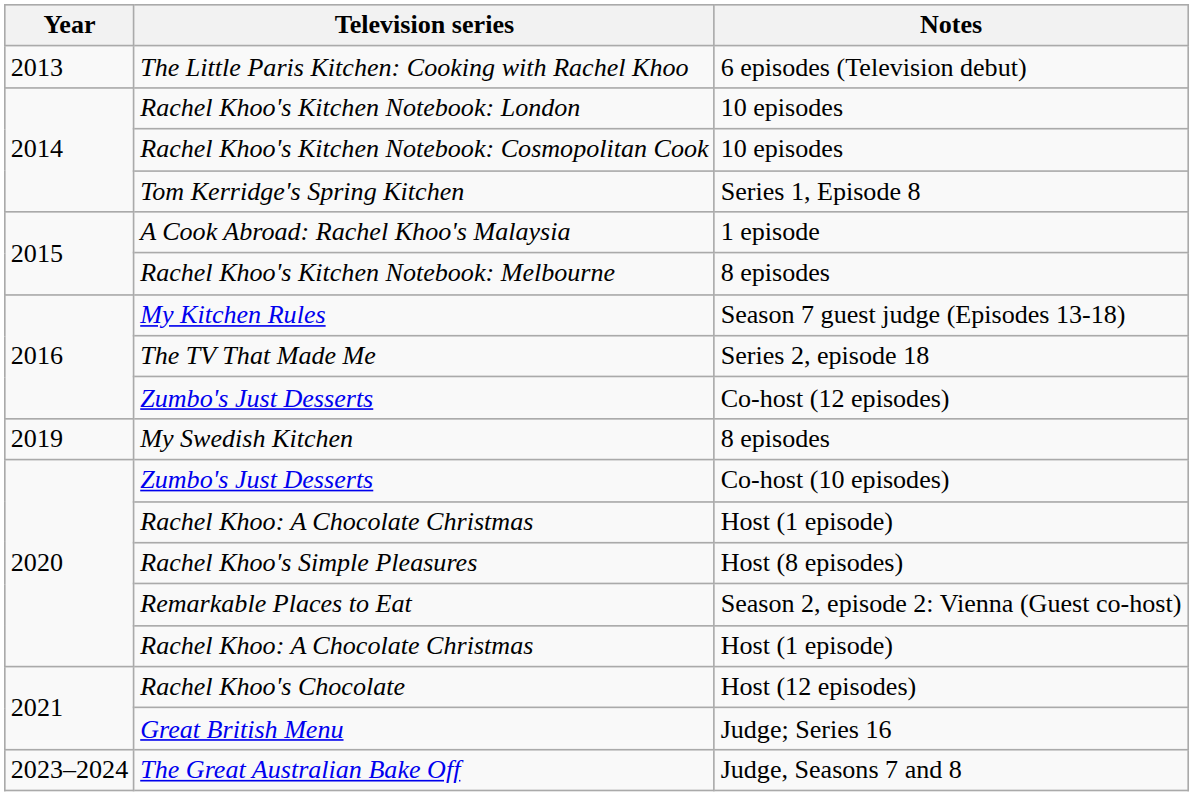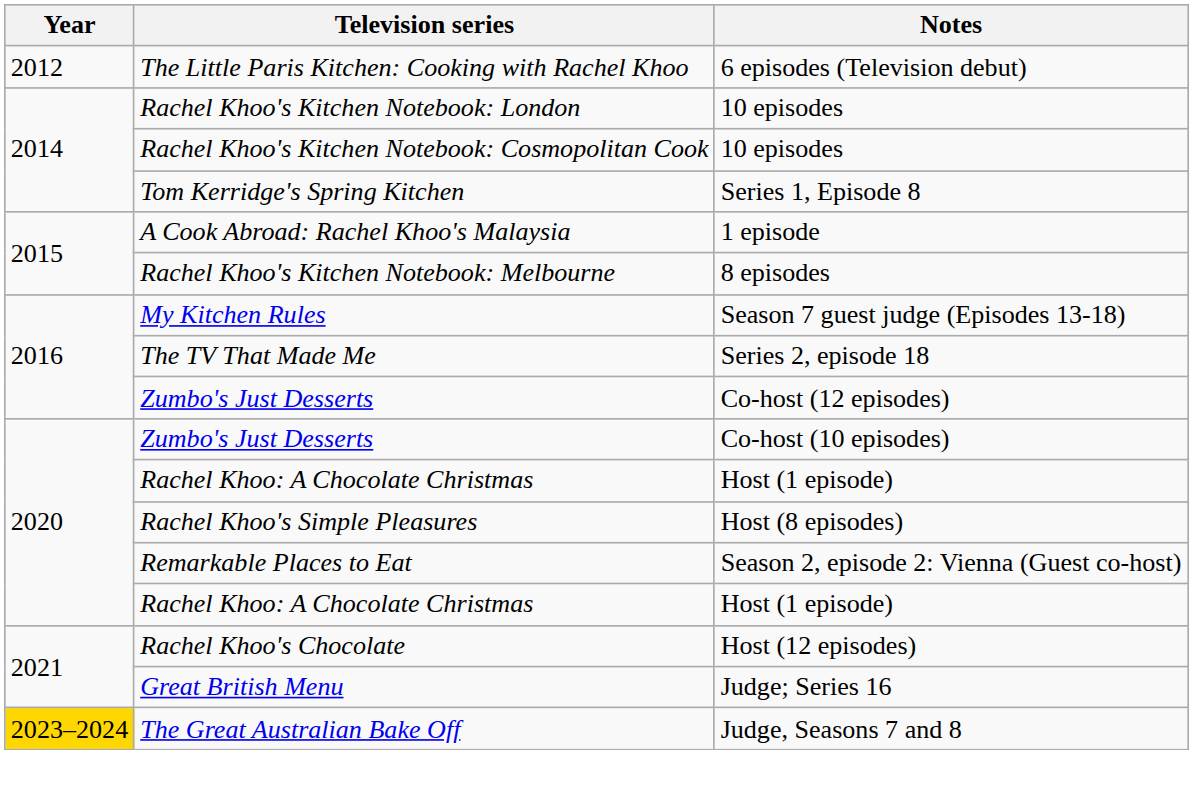(37, 66) 2013 -> (37, 66) 2012
- row: (247, 438)
(70, 769) no background -> (70, 728) gold background
